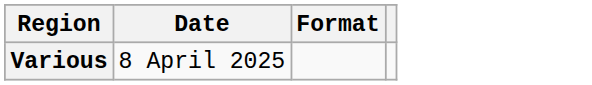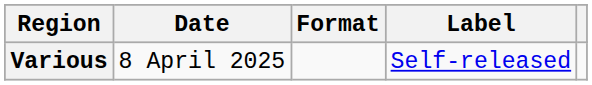+ column: (481, 24)
